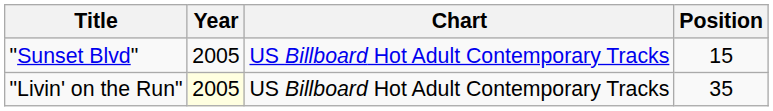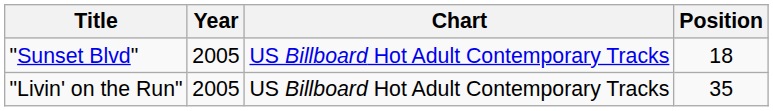(721, 55) 15 -> (721, 55) 18
(216, 88) lightyellow background -> (216, 88) no background
